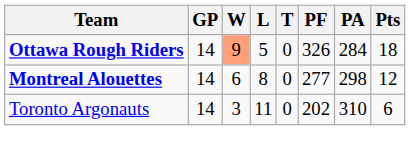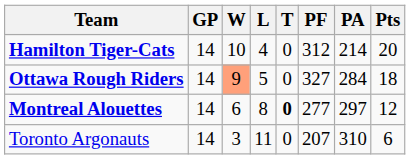+ row: (92, 49)
(316, 49) 326 -> (316, 79) 327
(287, 79) normal -> (287, 109) bold
(353, 79) 298 -> (353, 109) 297
(316, 109) 202 -> (316, 138) 207
